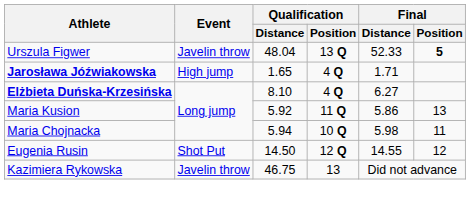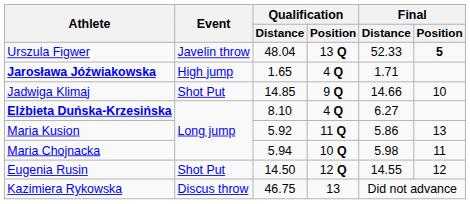+ row: (49, 92)
(214, 170) Javelin throw -> (213, 190) Discus throw
